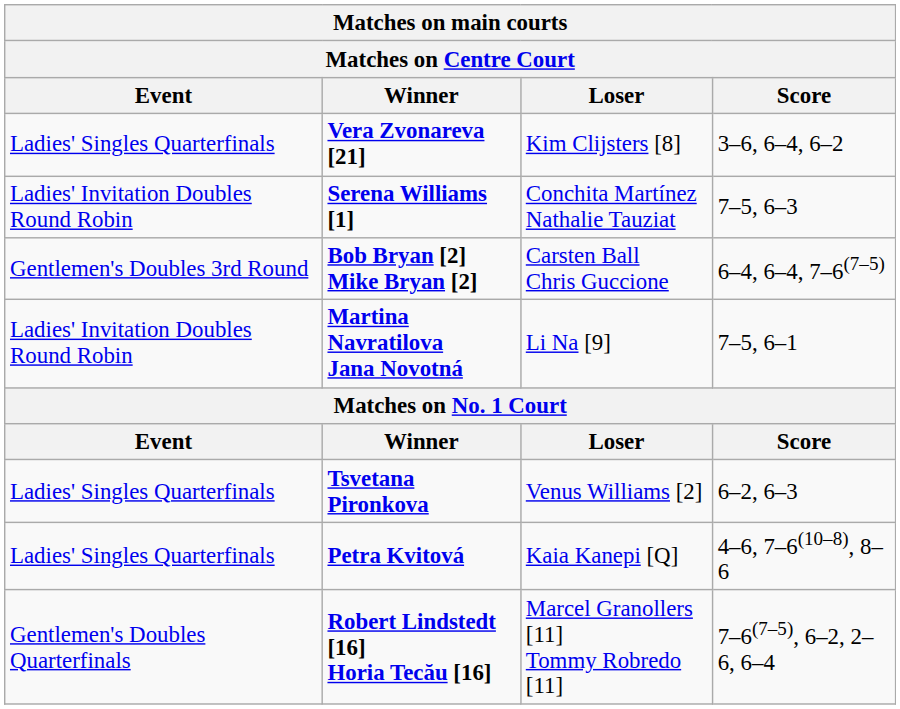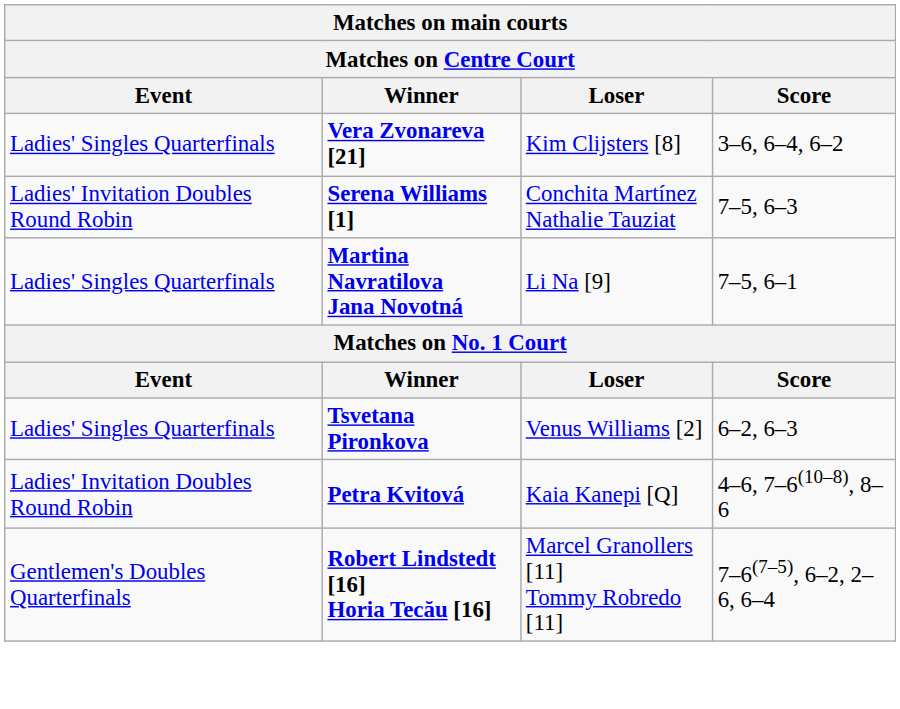- row: (402, 268)
(131, 343) Ladies' Invitation Doubles Round Robin -> (142, 281) Ladies' Singles Quarterfinals
(142, 555) Ladies' Singles Quarterfinals -> (131, 493) Ladies' Invitation Doubles Round Robin
